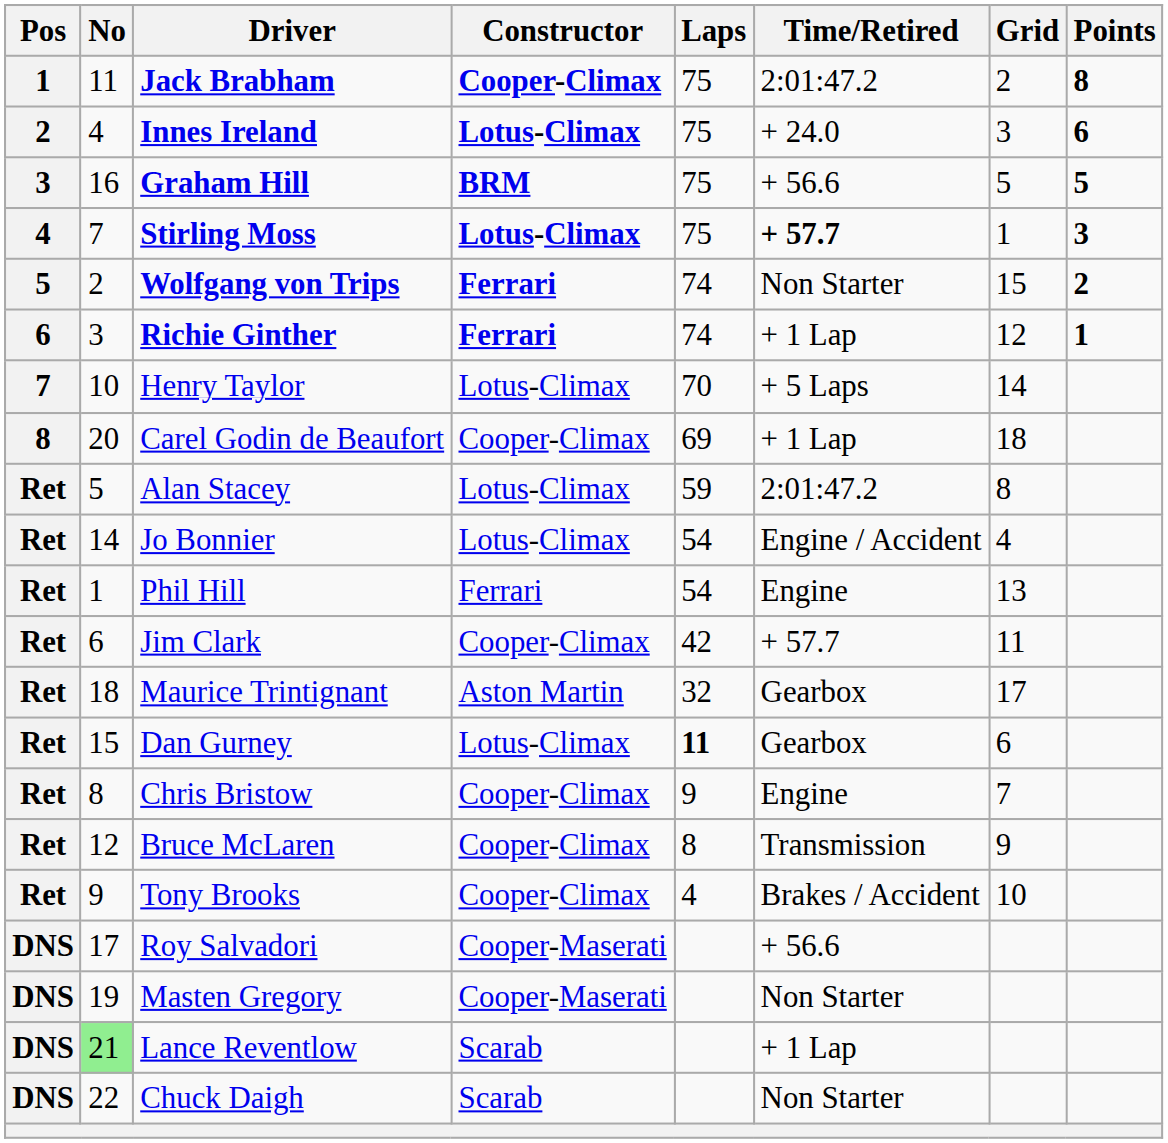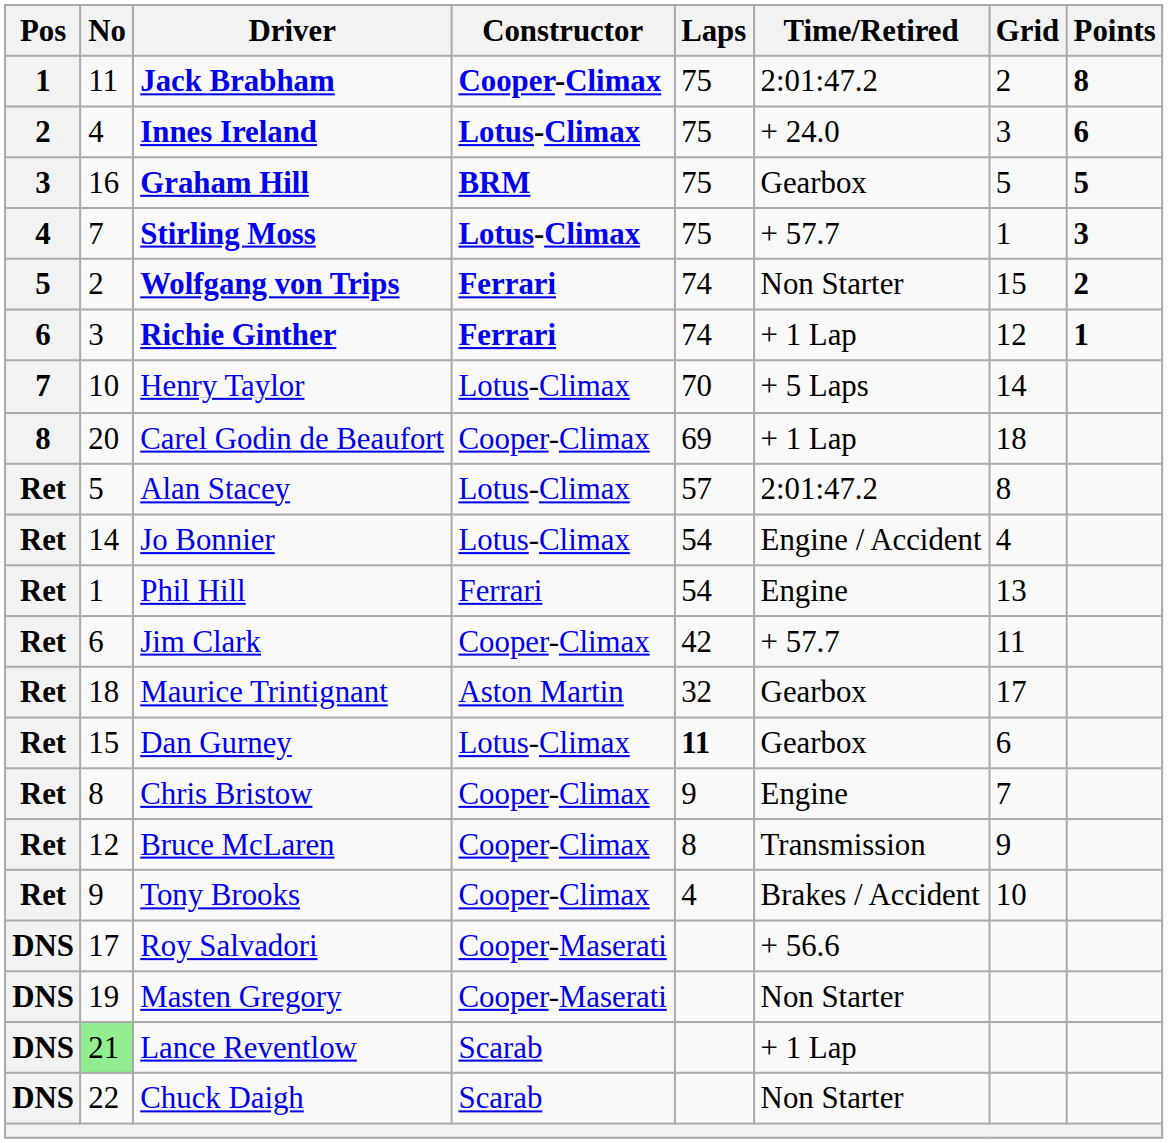(800, 182) + 56.6 -> (814, 182) Gearbox
(800, 233) bold -> (800, 233) normal
(697, 488) 59 -> (697, 488) 57
